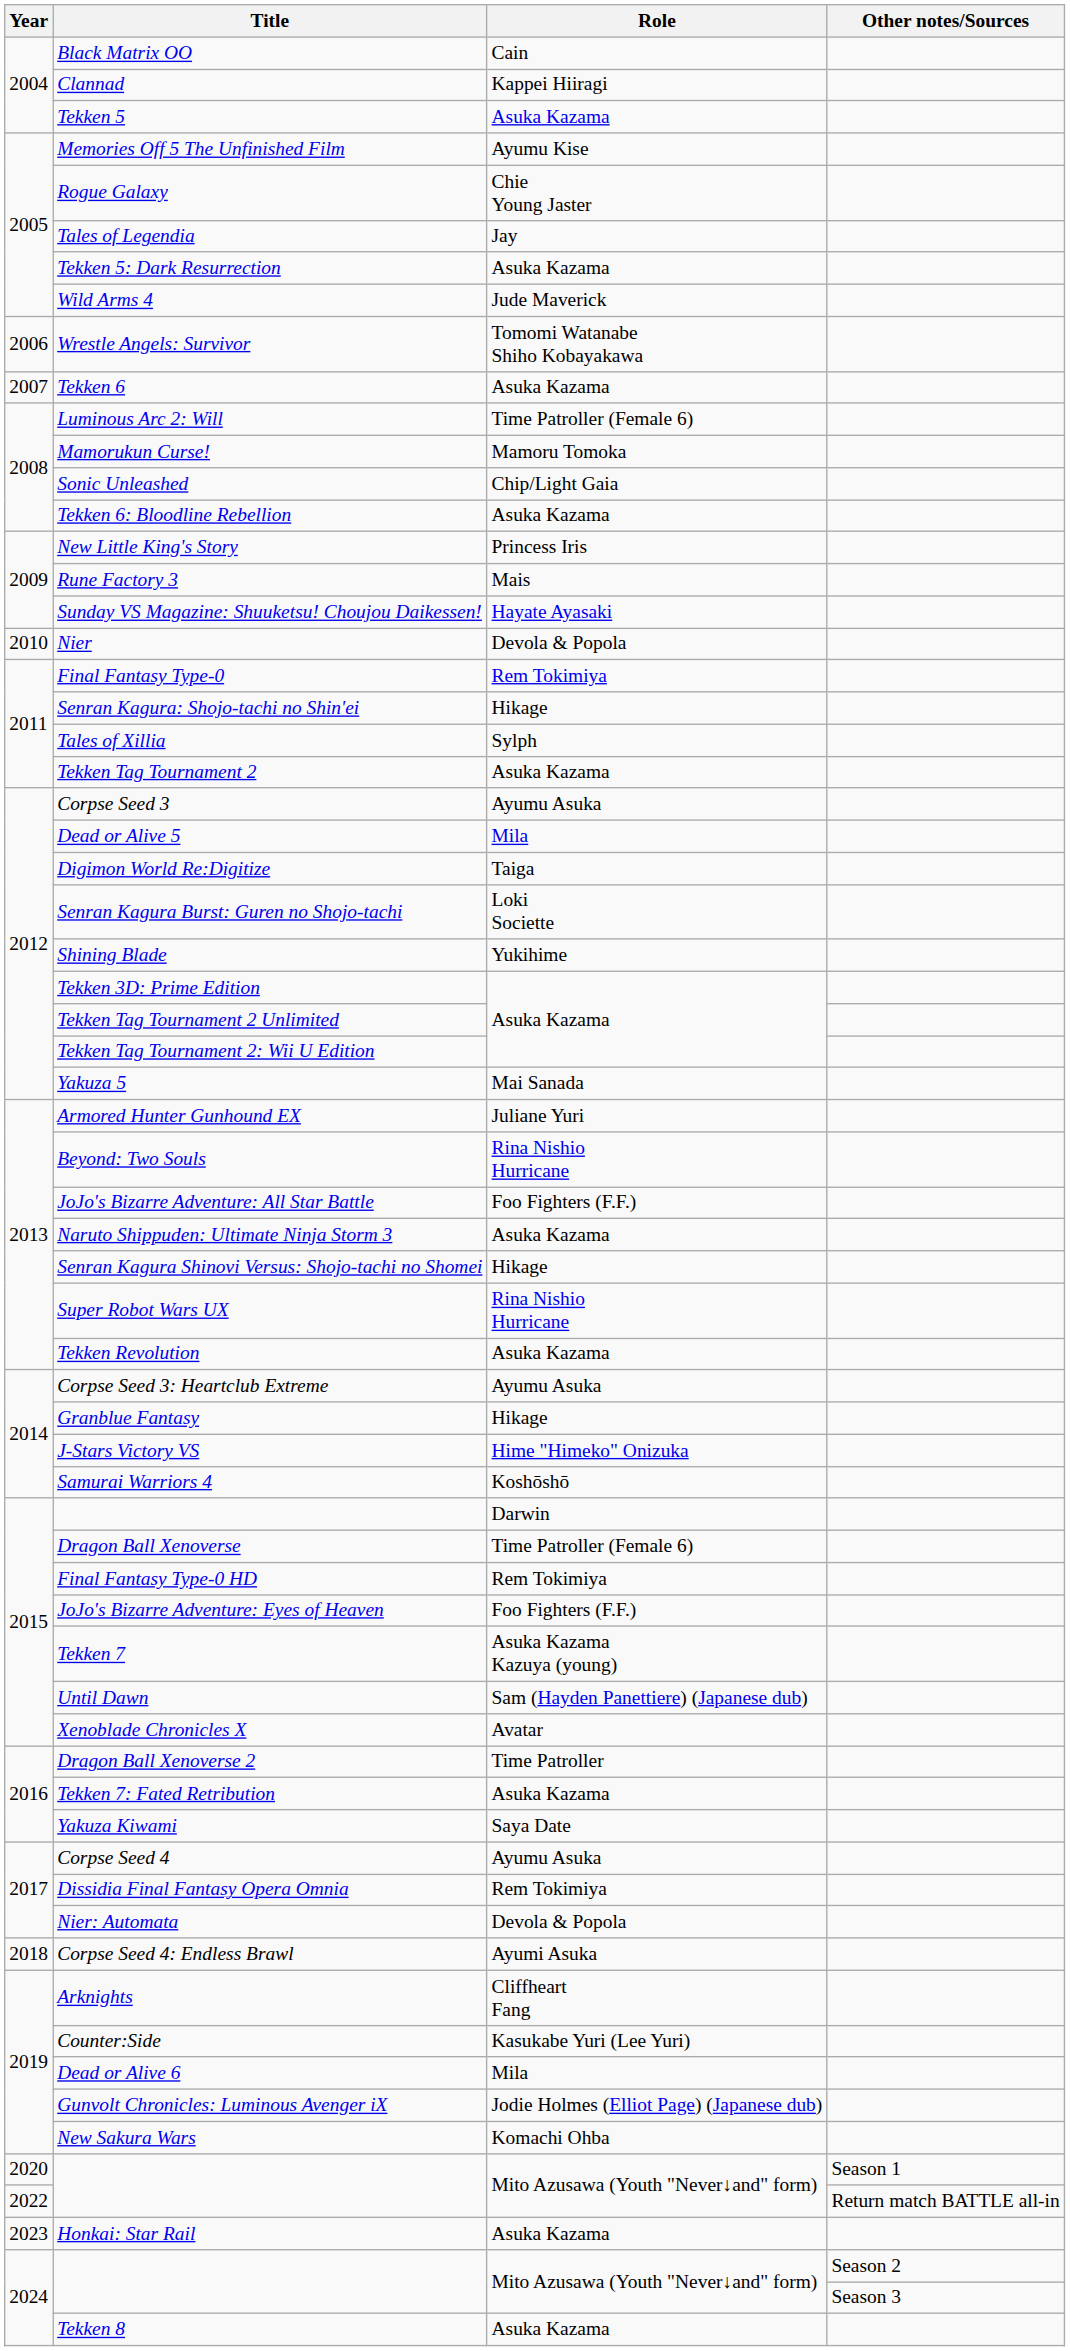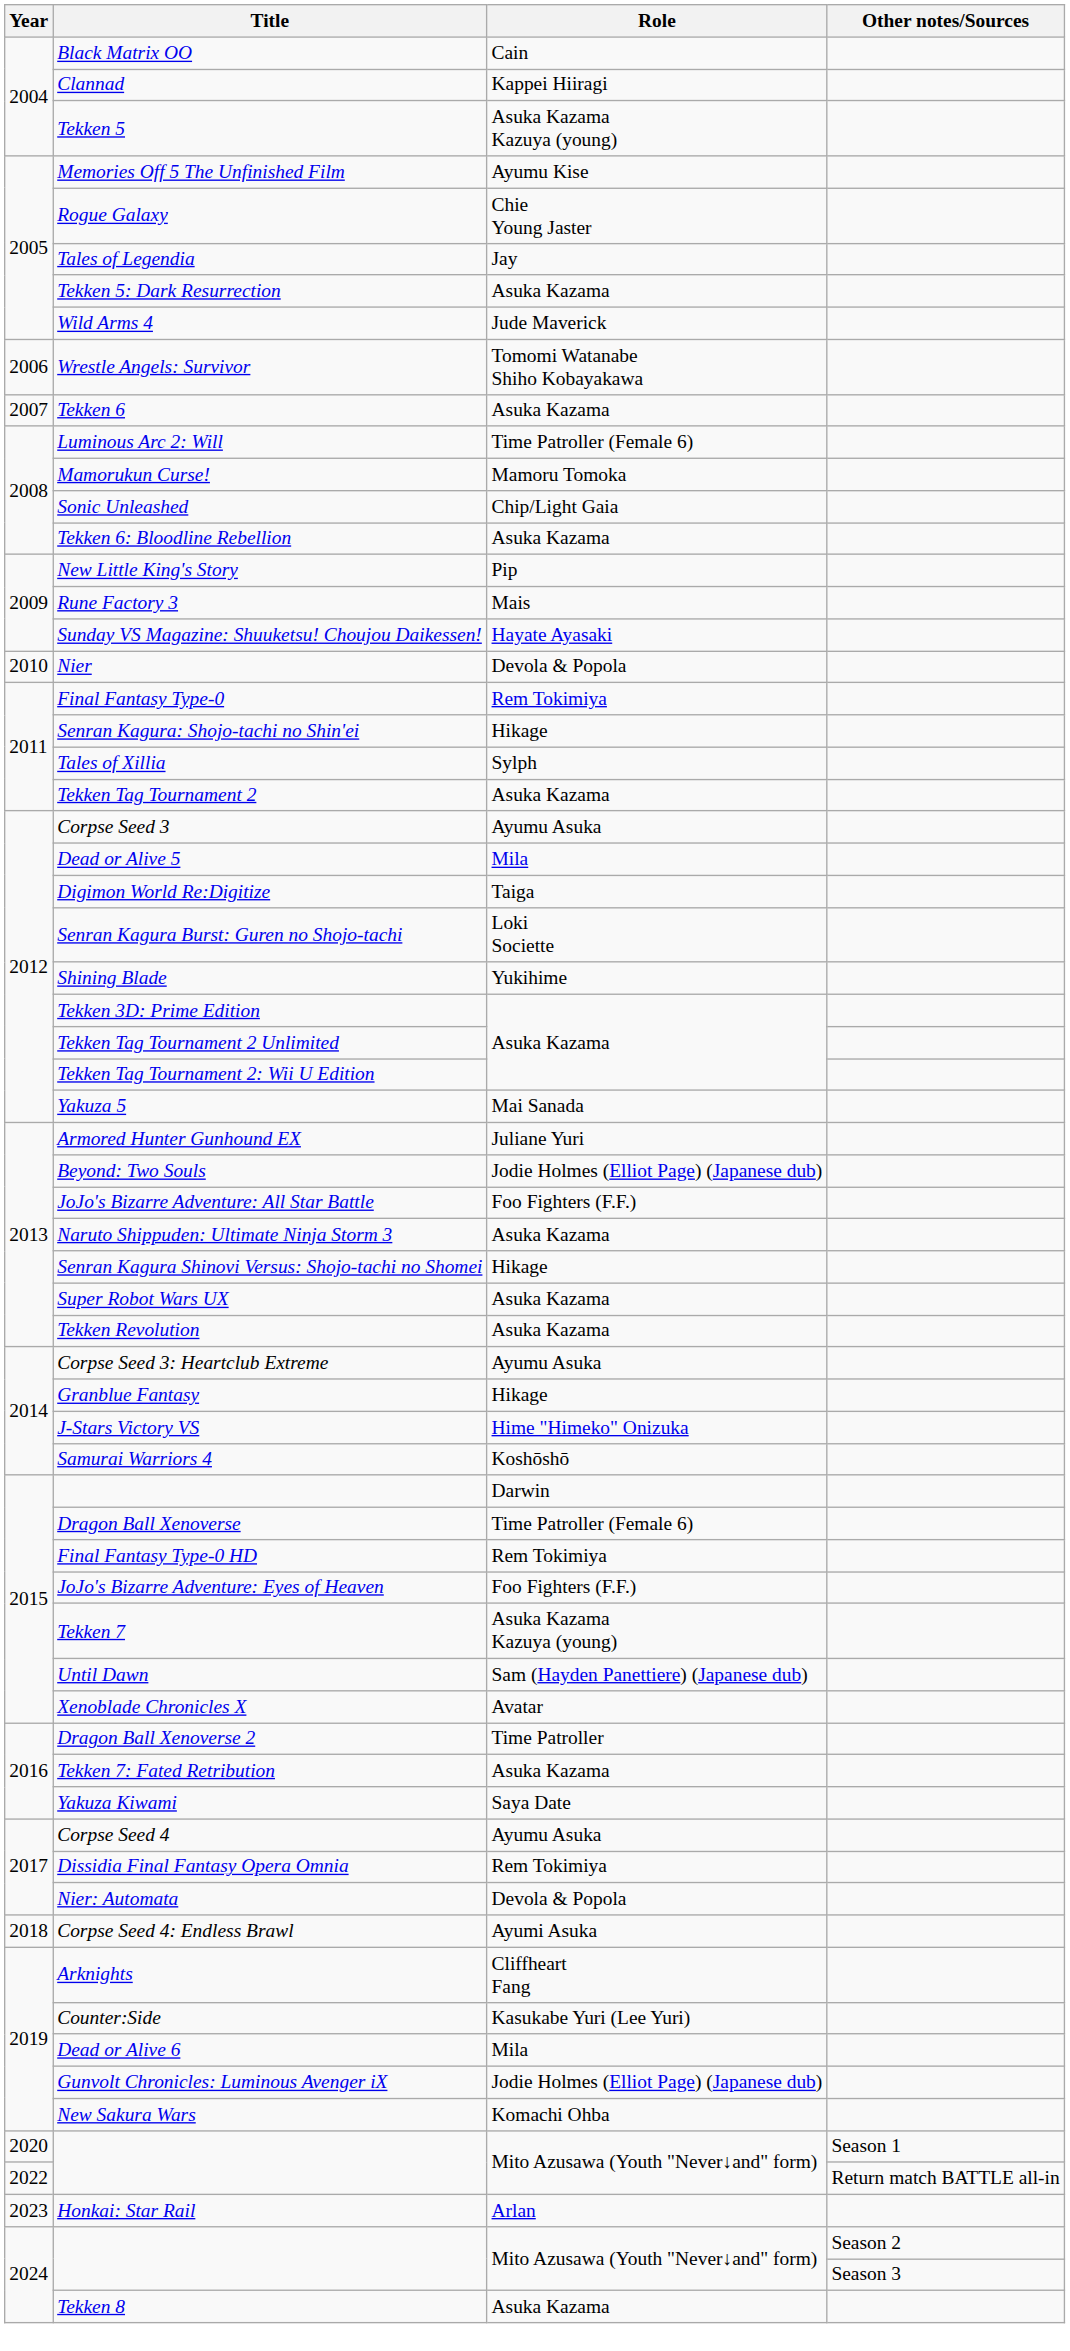(551, 117) Asuka Kazama -> (554, 128) Asuka Kazama Kazuya (young)
(539, 547) Princess Iris -> (505, 570) Pip
(538, 1159) Rina Nishio Hurricane -> (657, 1170) Jodie Holmes (Elliot Page) (Japanese dub)
(538, 1310) Rina Nishio Hurricane -> (551, 1299) Asuka Kazama
(551, 2233) Asuka Kazama -> (514, 2210) Arlan
